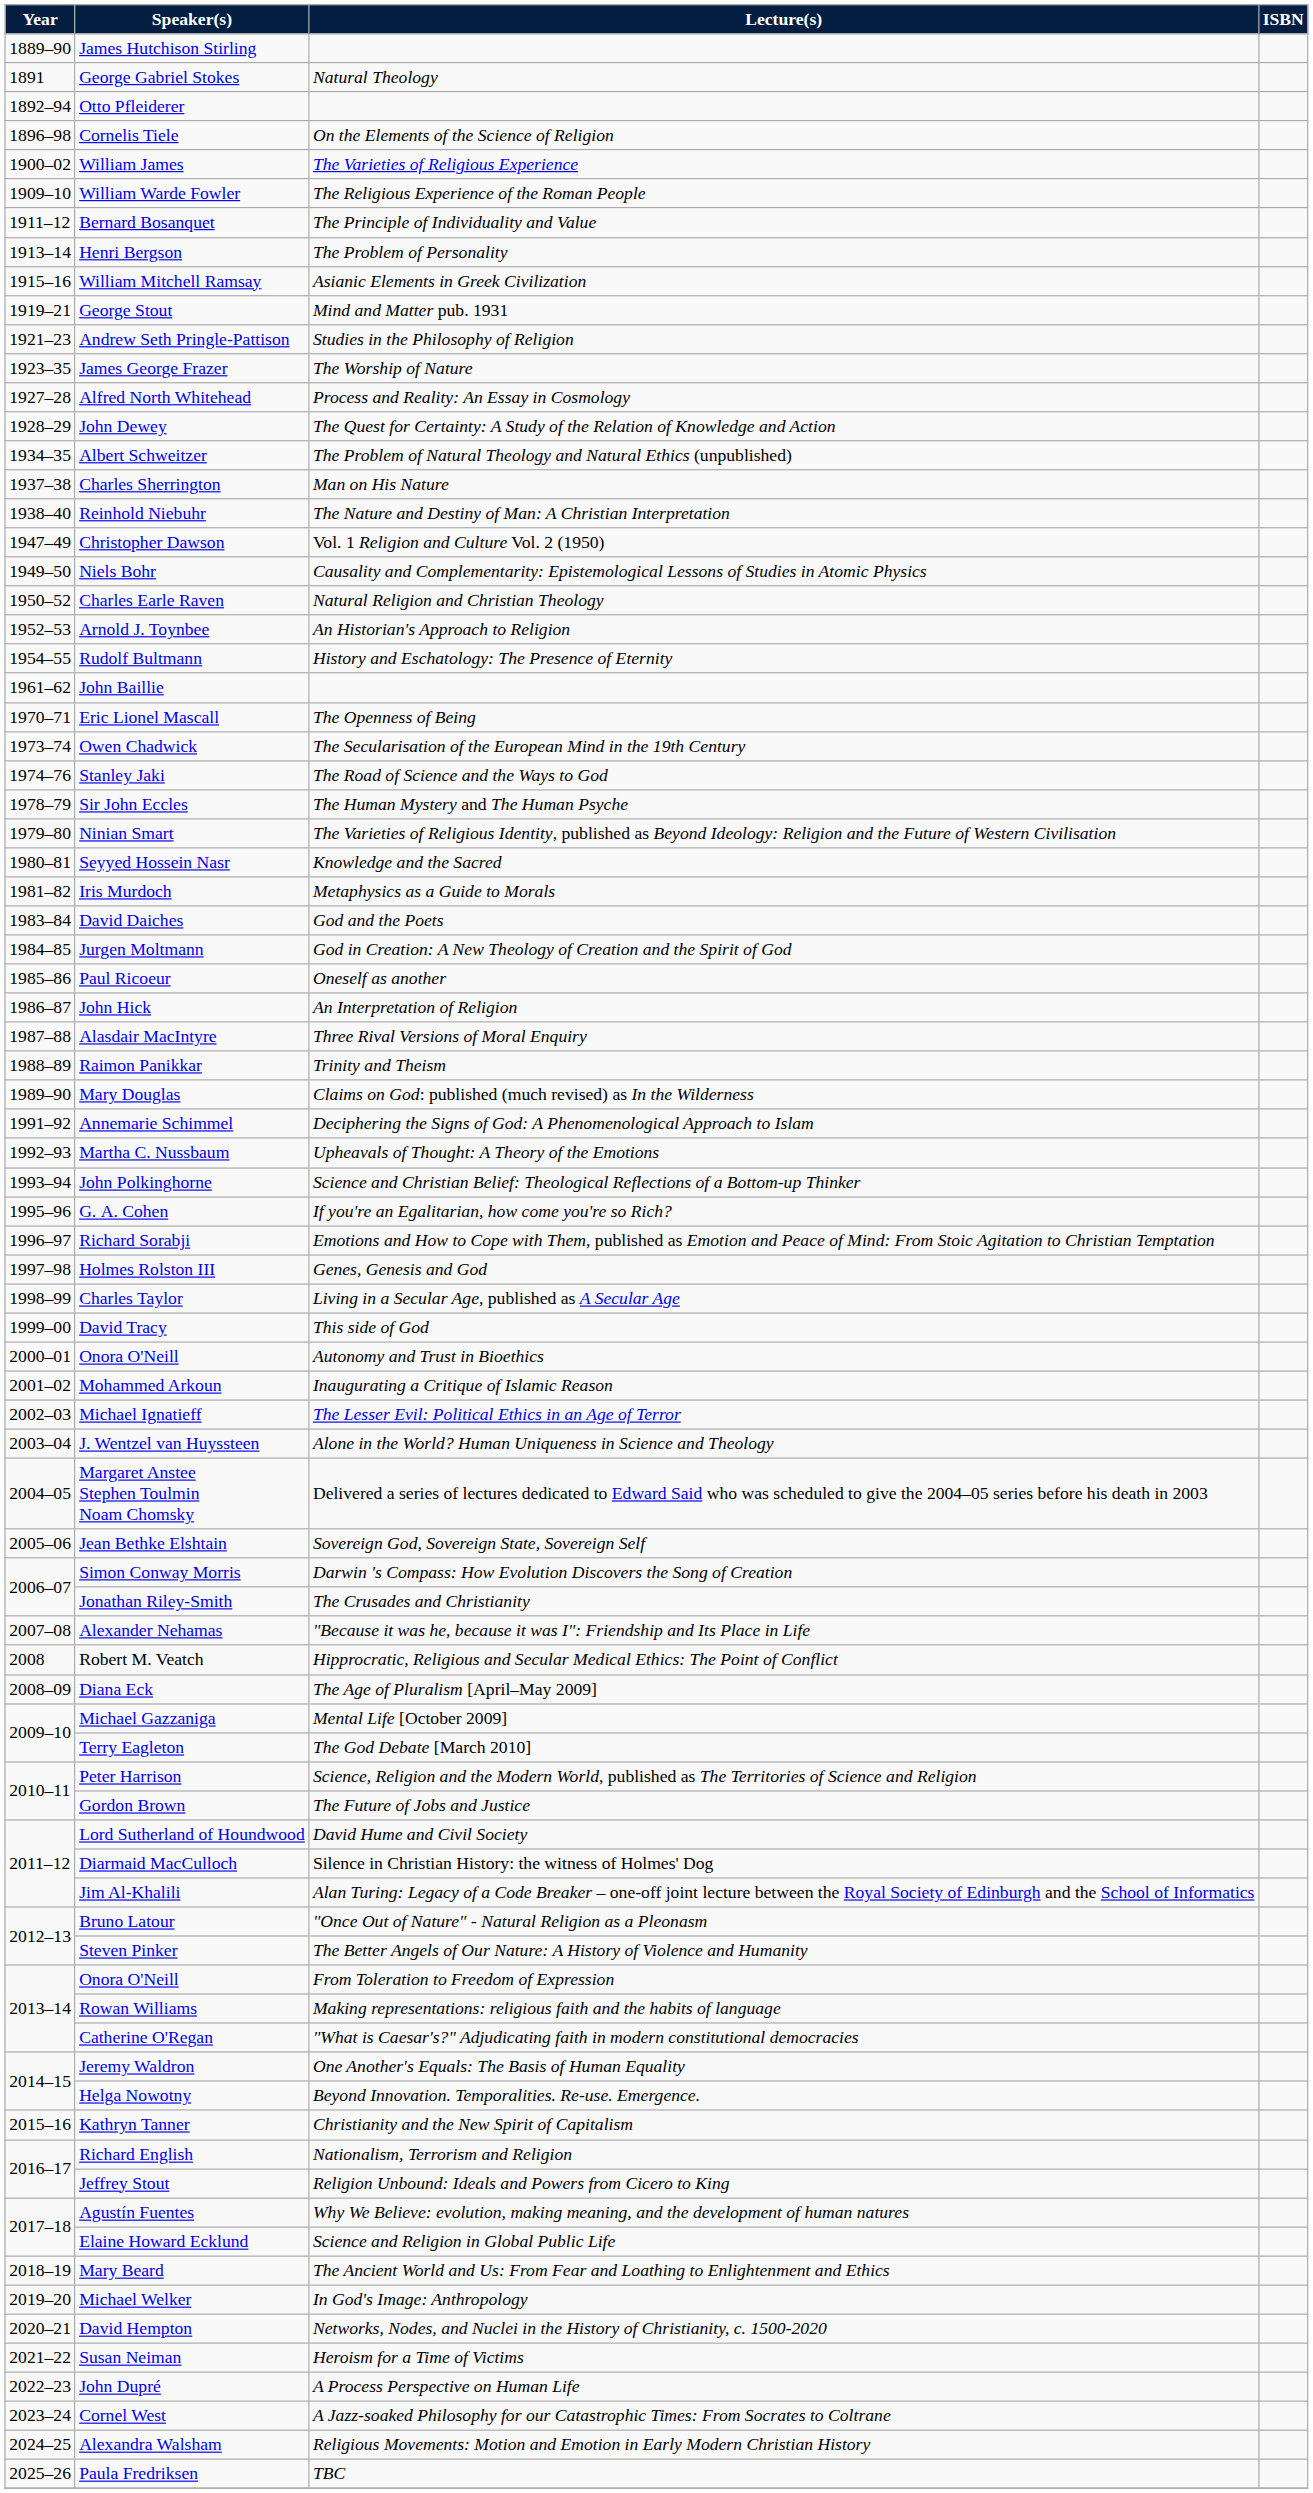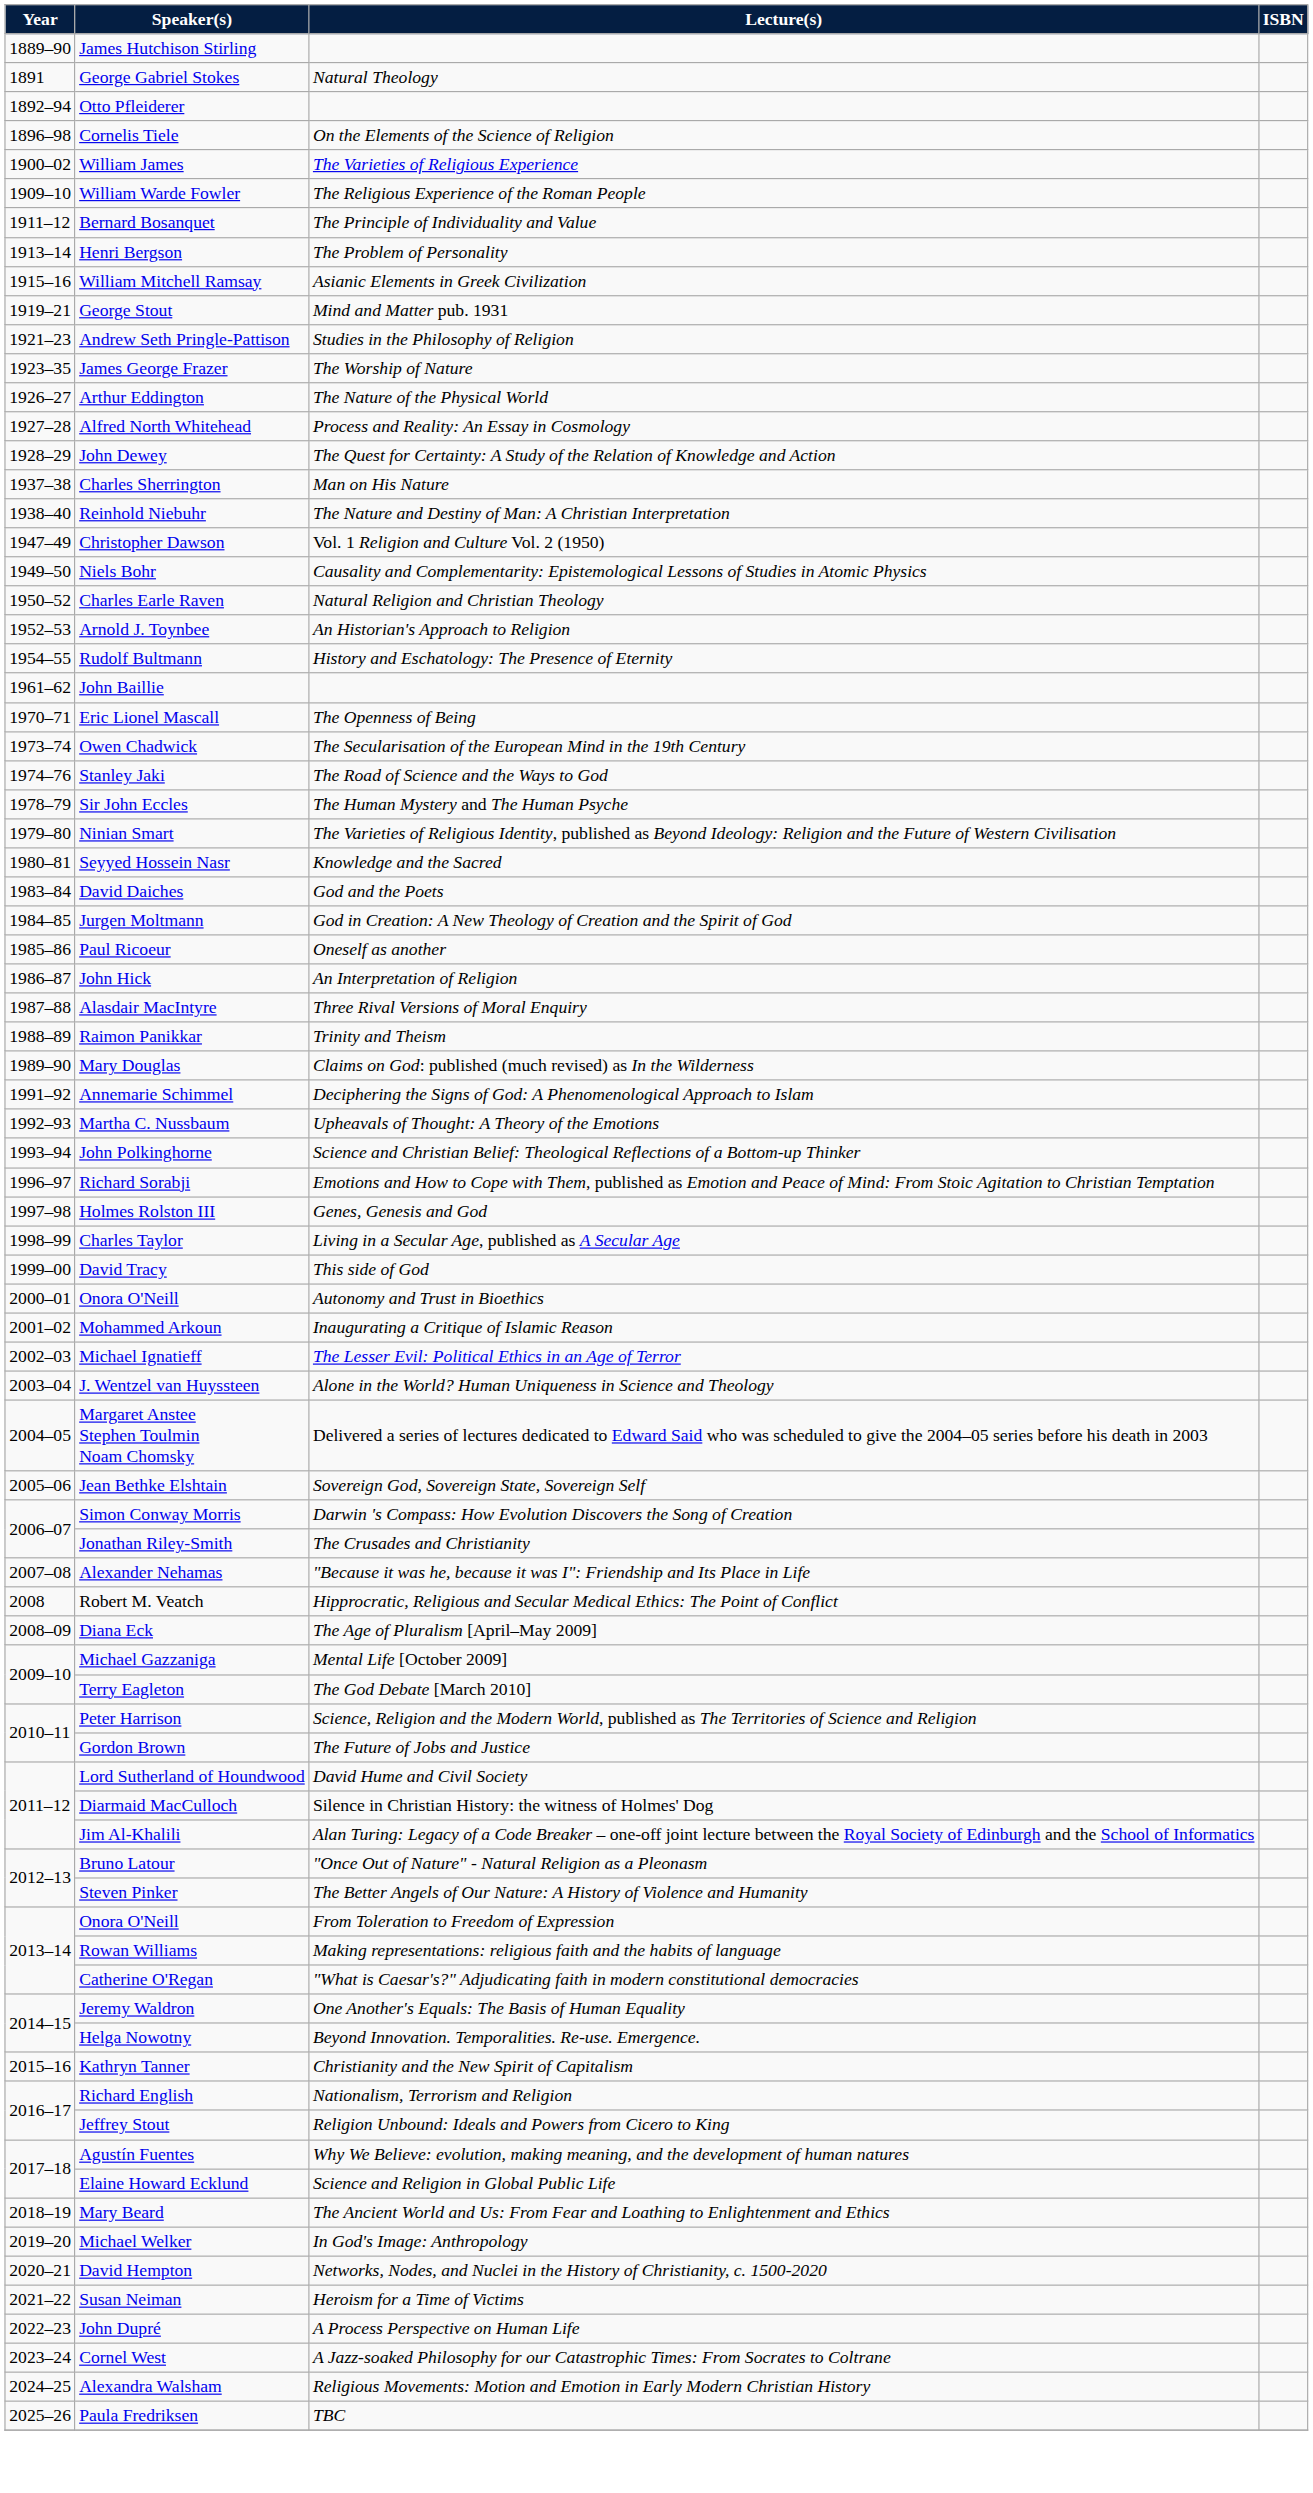+ row: (142, 397)
- row: (143, 455)
- row: (125, 891)
- row: (124, 1211)
